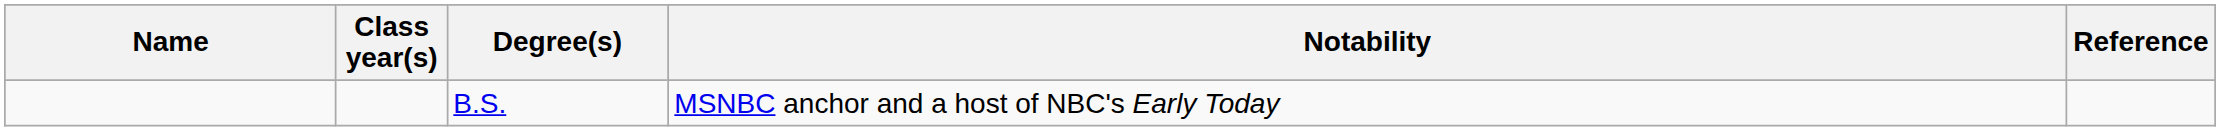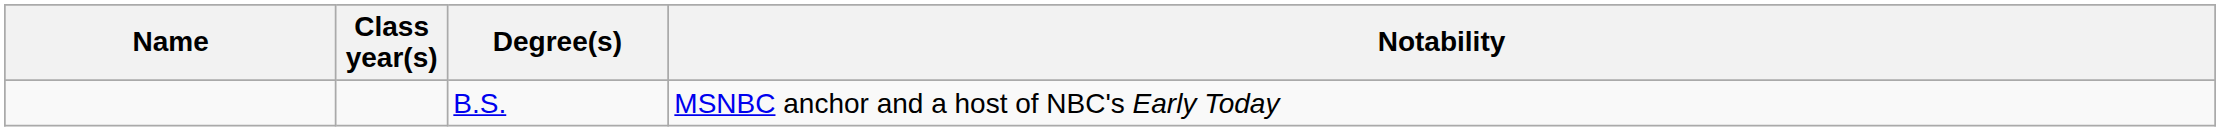- column: (2141, 42)
